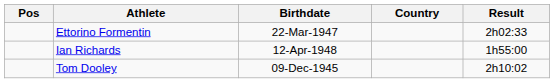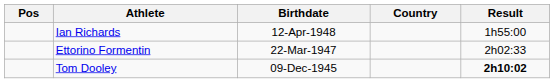rows swapped: (88, 50) <-> (103, 31)
(506, 68) normal -> (505, 68) bold
